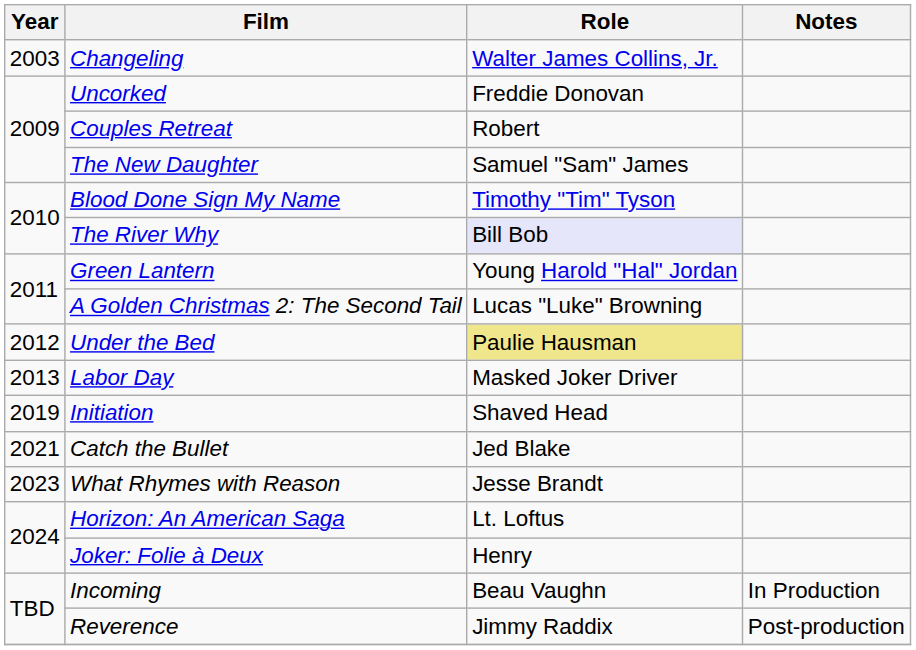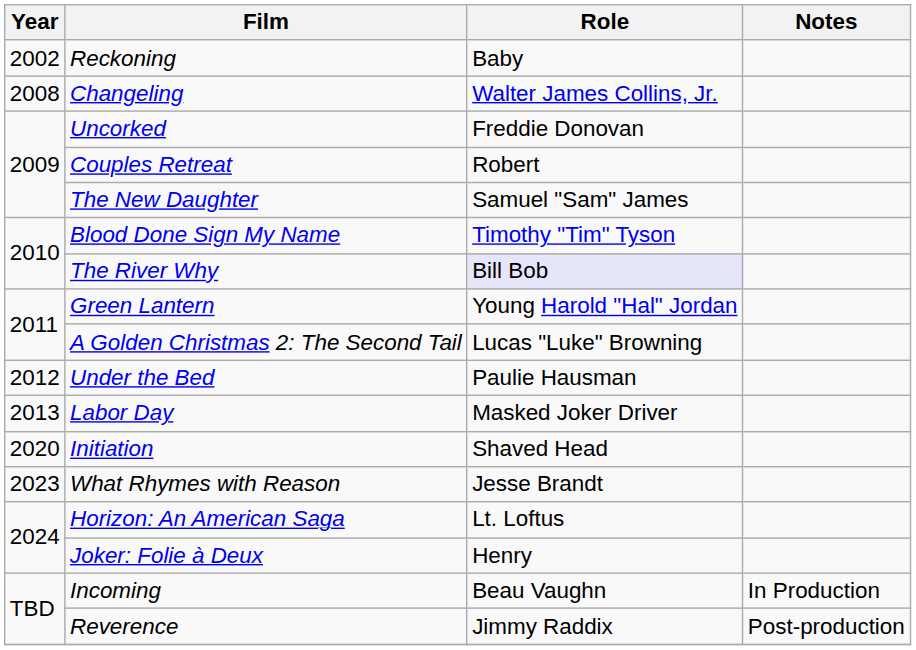+ row: (123, 57)
(35, 57) 2003 -> (35, 93) 2008
(554, 341) khaki background -> (554, 377) no background
(35, 413) 2019 -> (35, 448) 2020
- row: (149, 448)
